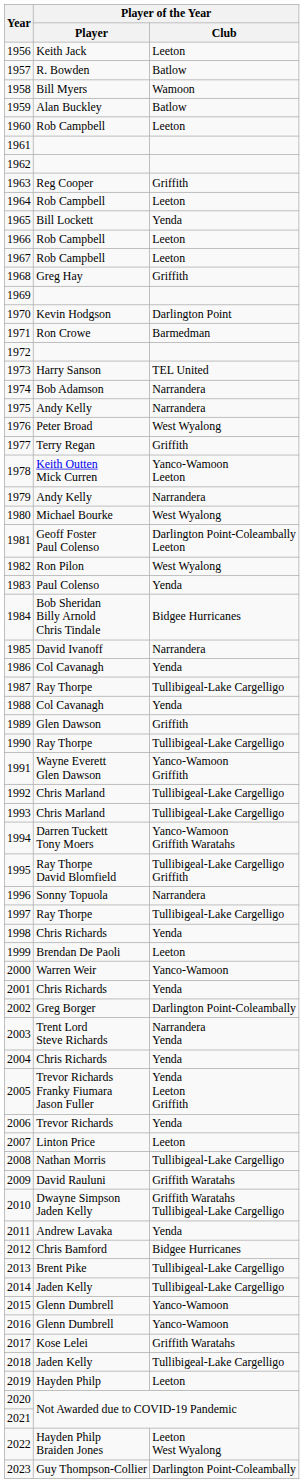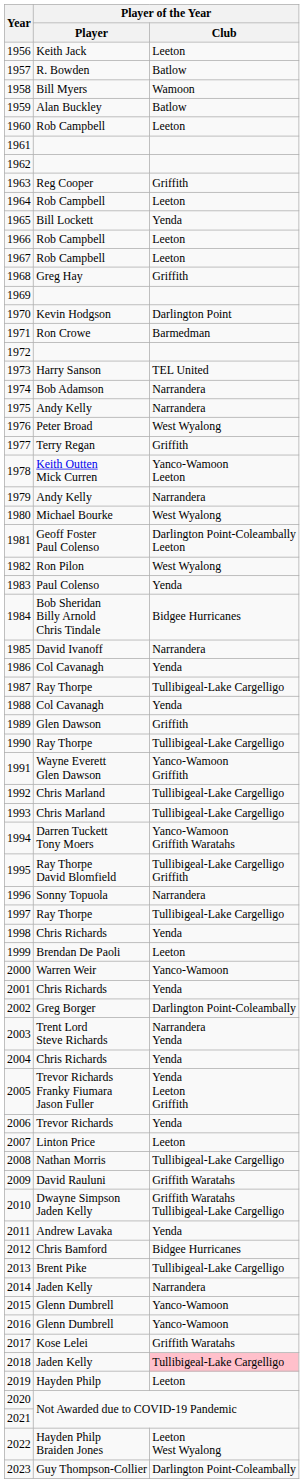(218, 1287) Tullibigeal-Lake Cargelligo -> (179, 1287) Narrandera
(218, 1362) no background -> (218, 1362) pink background
